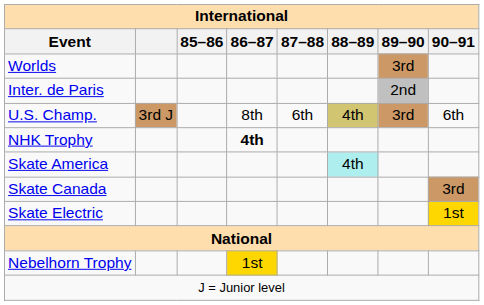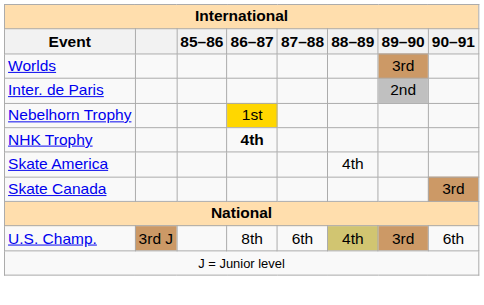rows swapped: (70, 262) <-> (52, 115)
(353, 164) paleturquoise background -> (353, 164) no background
- row: (56, 213)
